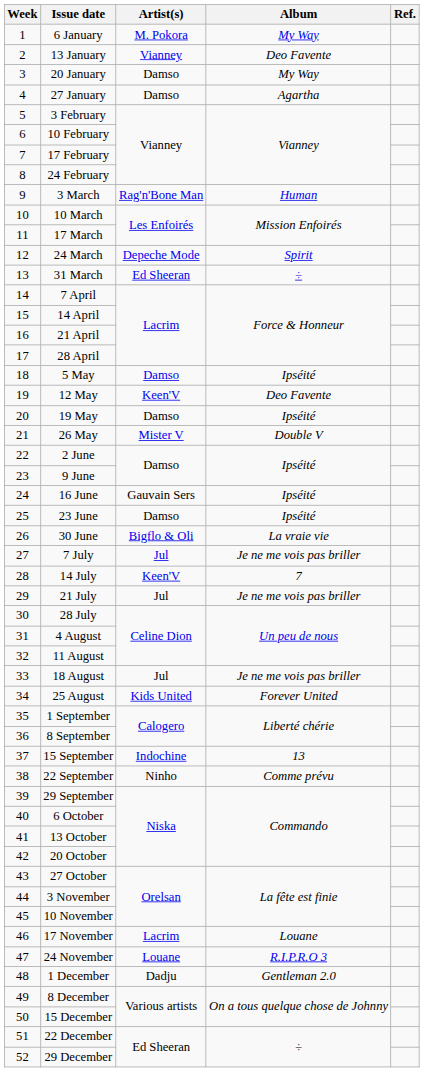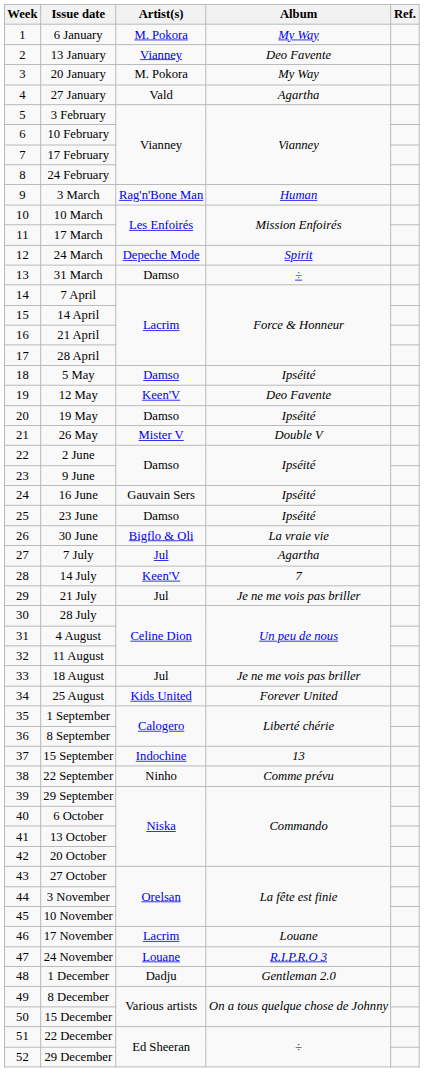(161, 74) Damso -> (161, 74) M. Pokora
(161, 94) Damso -> (161, 94) Vald
(161, 275) Ed Sheeran -> (161, 275) Damso
(299, 555) Je ne me vois pas briller -> (299, 555) Agartha
